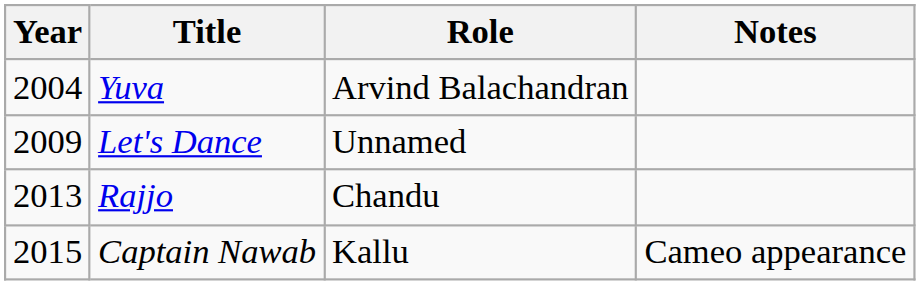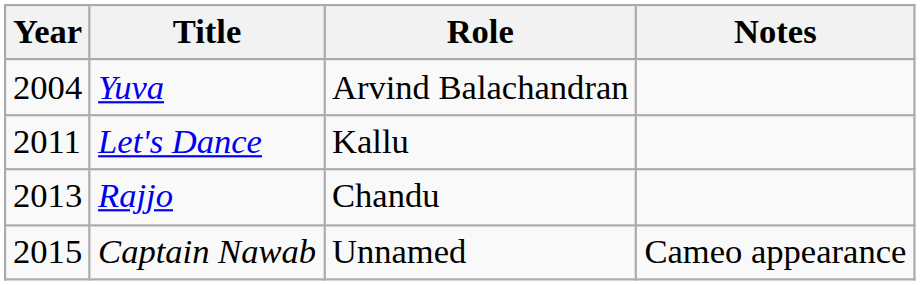(48, 141) 2009 -> (47, 141) 2011
(399, 141) Unnamed -> (370, 141) Kallu
(370, 251) Kallu -> (399, 251) Unnamed
